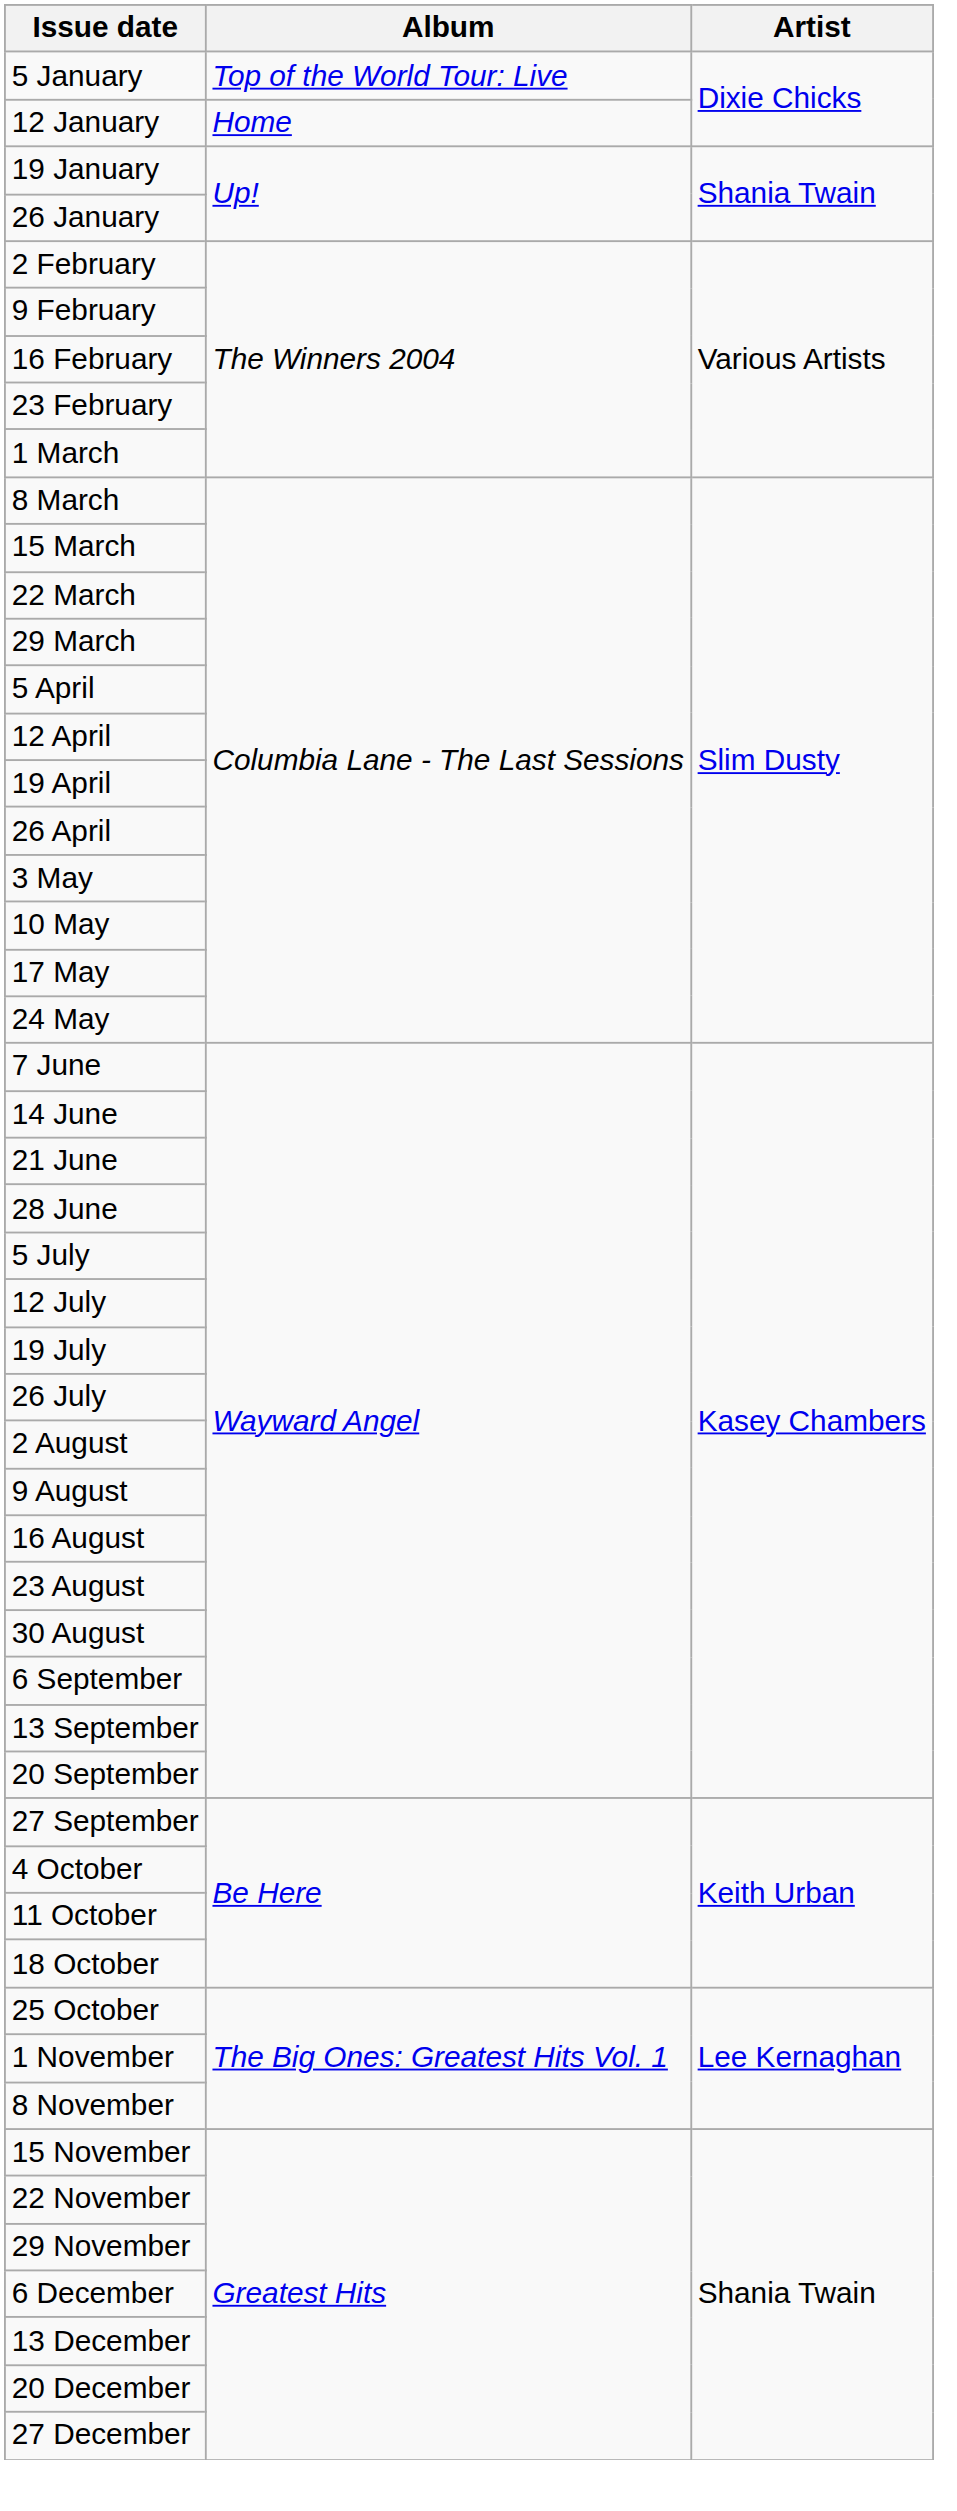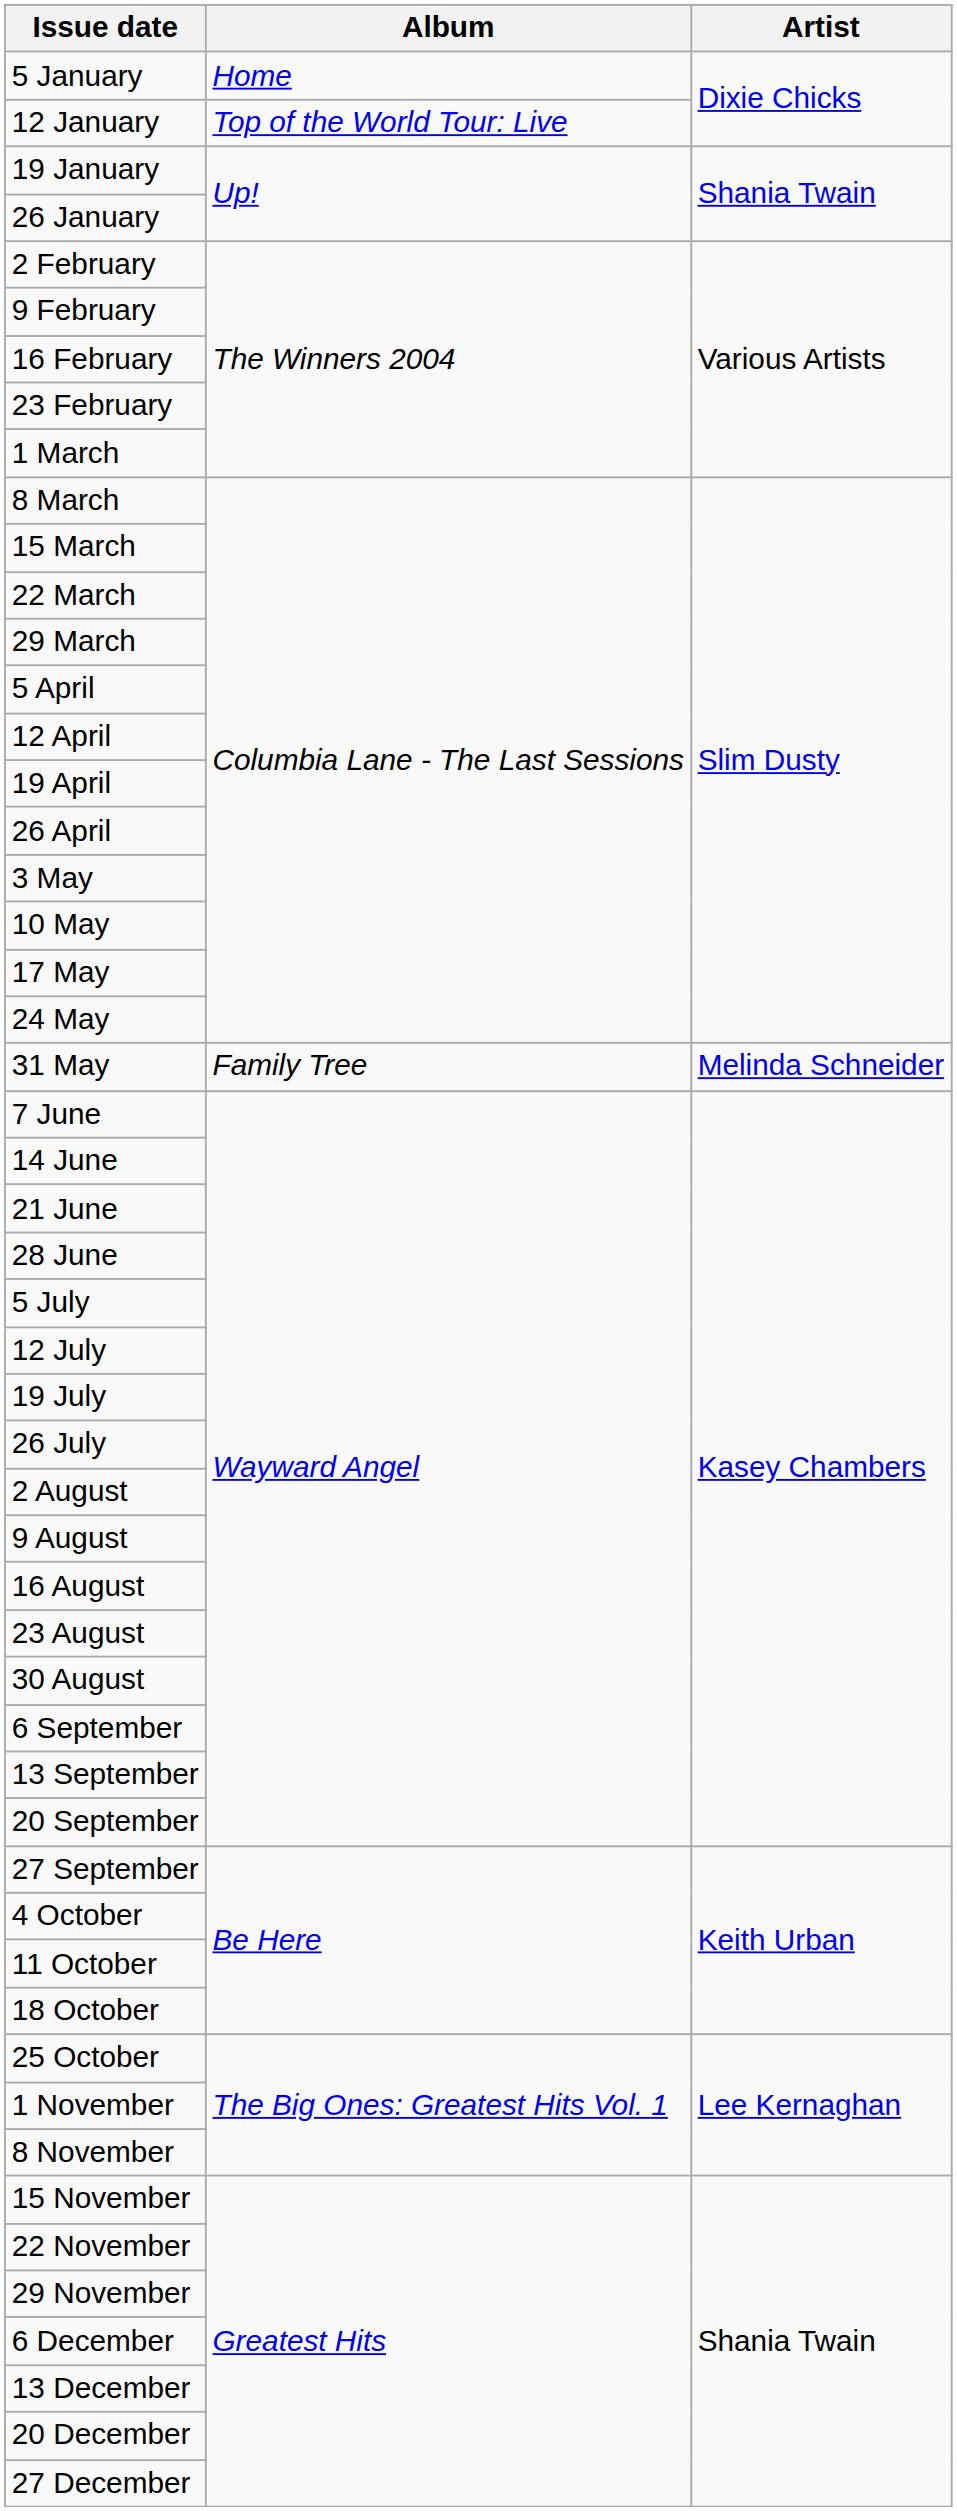(390, 75) Top of the World Tour: Live -> (252, 75) Home
(252, 122) Home -> (390, 122) Top of the World Tour: Live
+ row: (61, 1066)
